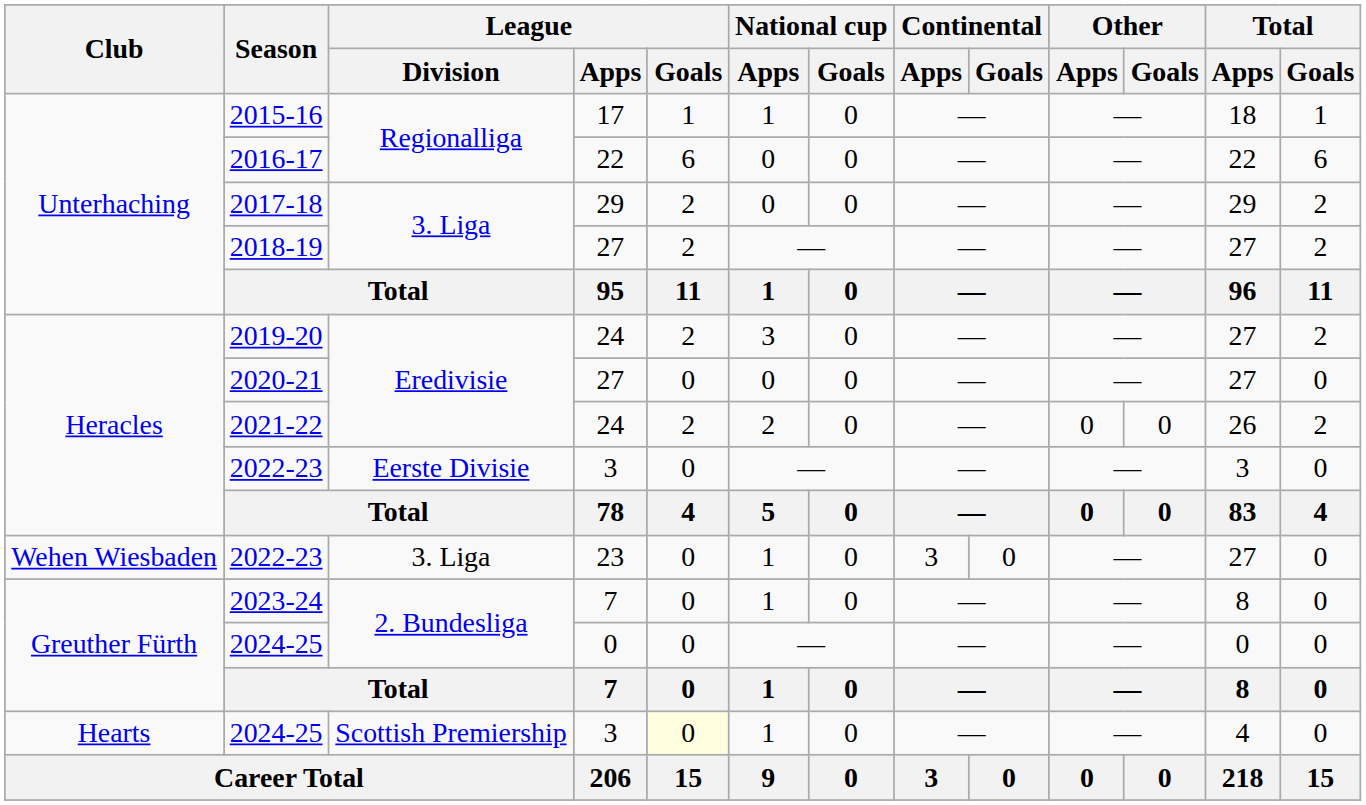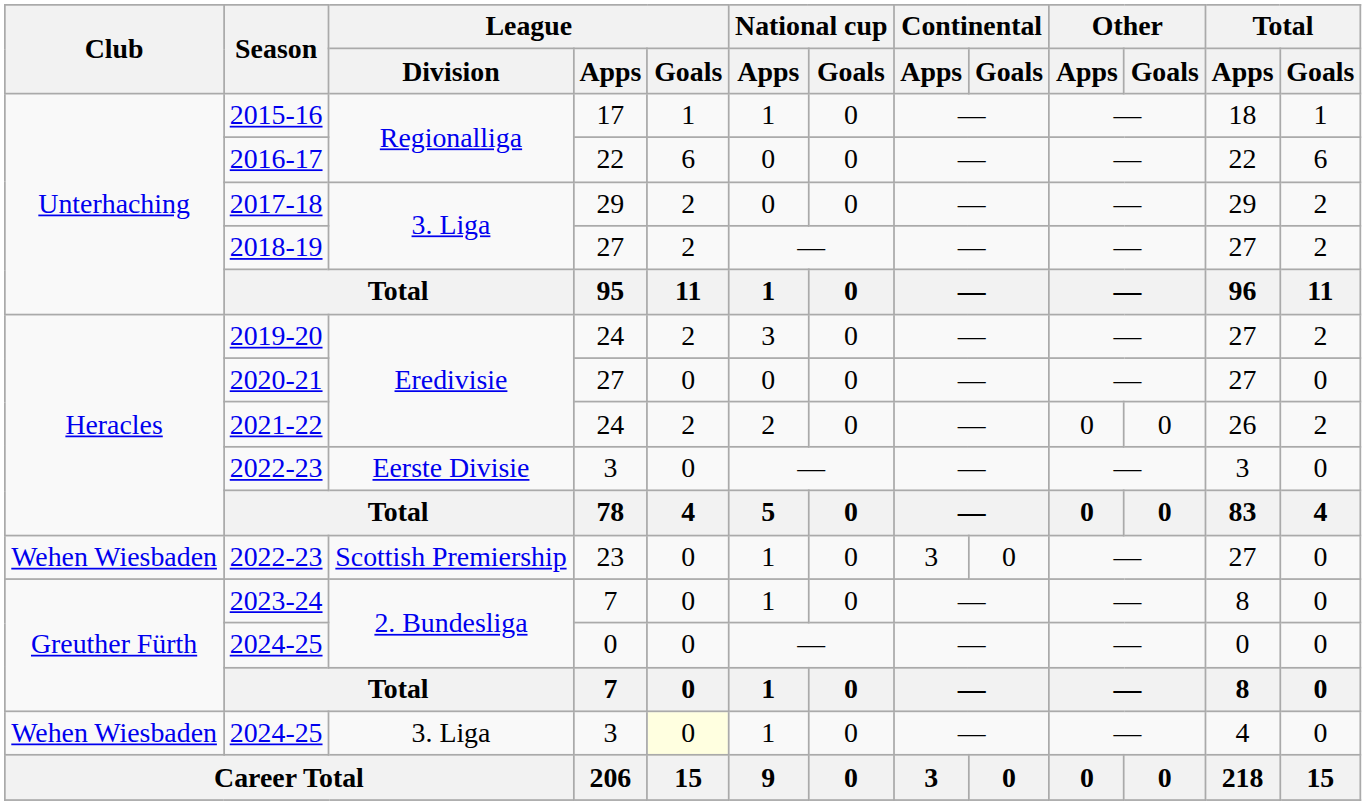(451, 556) 3. Liga -> (451, 556) Scottish Premiership
(114, 733) Hearts -> (114, 733) Wehen Wiesbaden
(451, 733) Scottish Premiership -> (451, 733) 3. Liga
